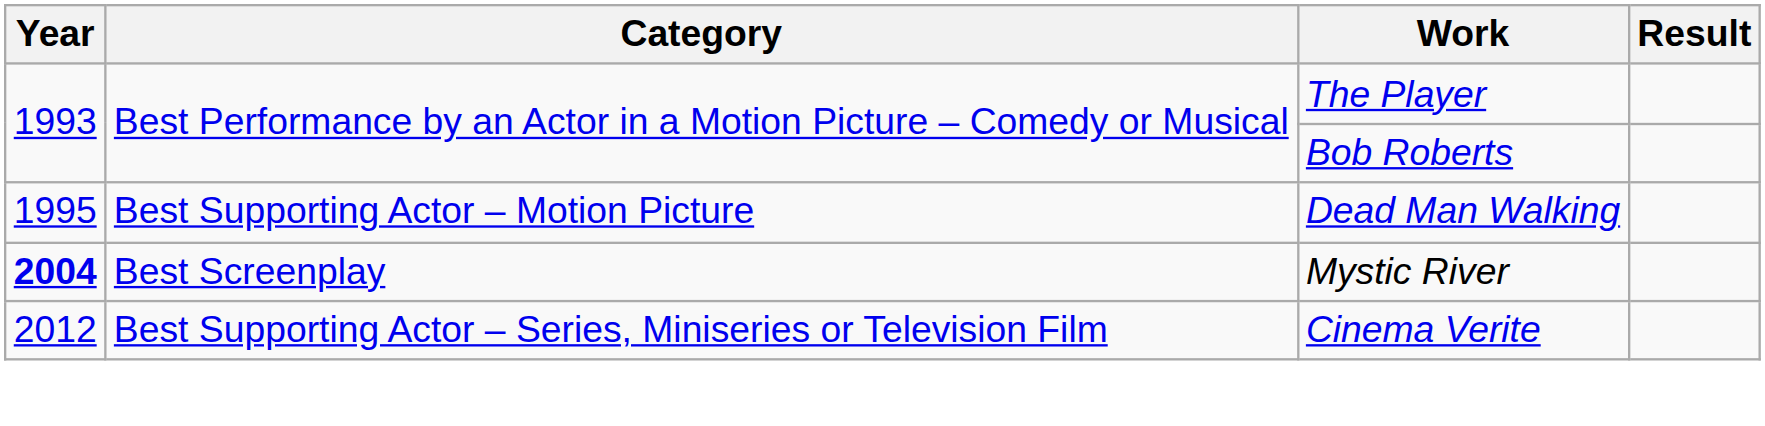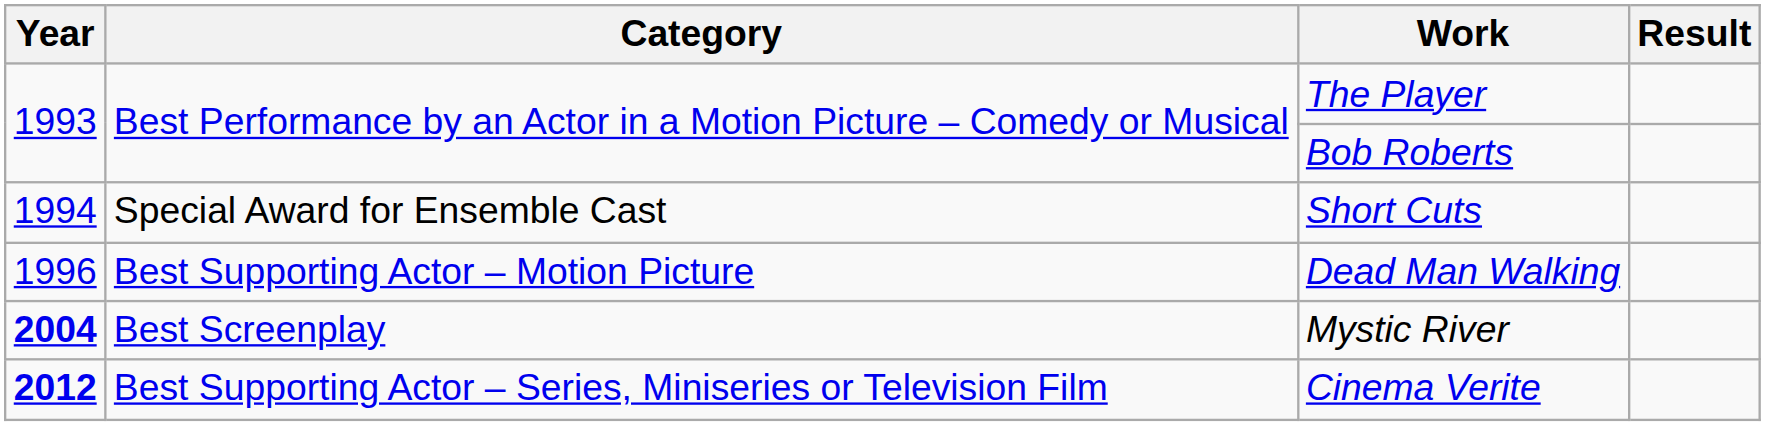+ row: (1394, 211)
(55, 211) 1995 -> (55, 270) 1996
(55, 329) normal -> (55, 388) bold
